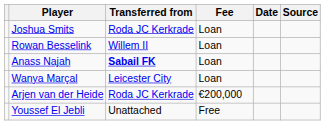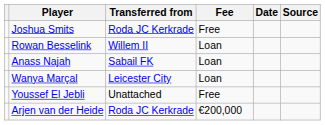(210, 29) Loan -> (209, 29) Free
(132, 62) bold -> (131, 62) normal
rows swapped: (57, 95) <-> (48, 111)
